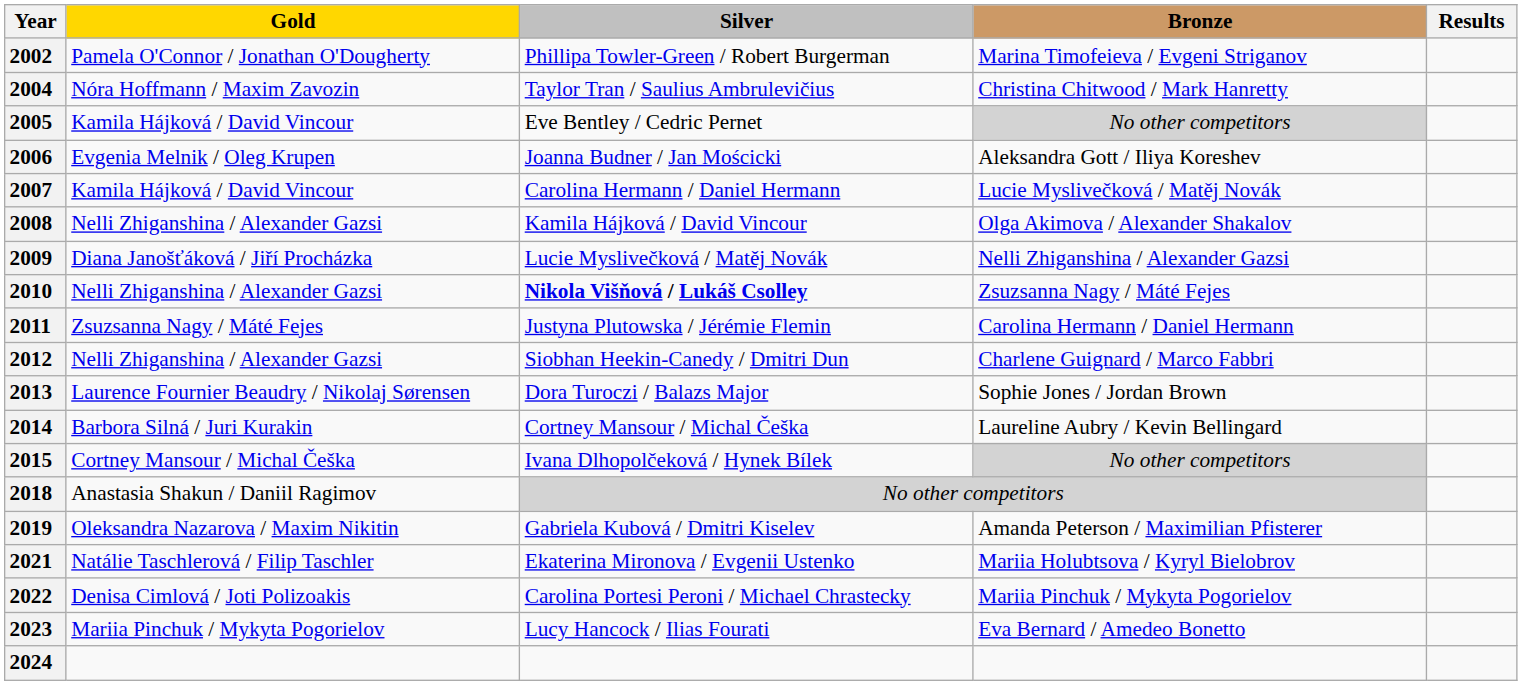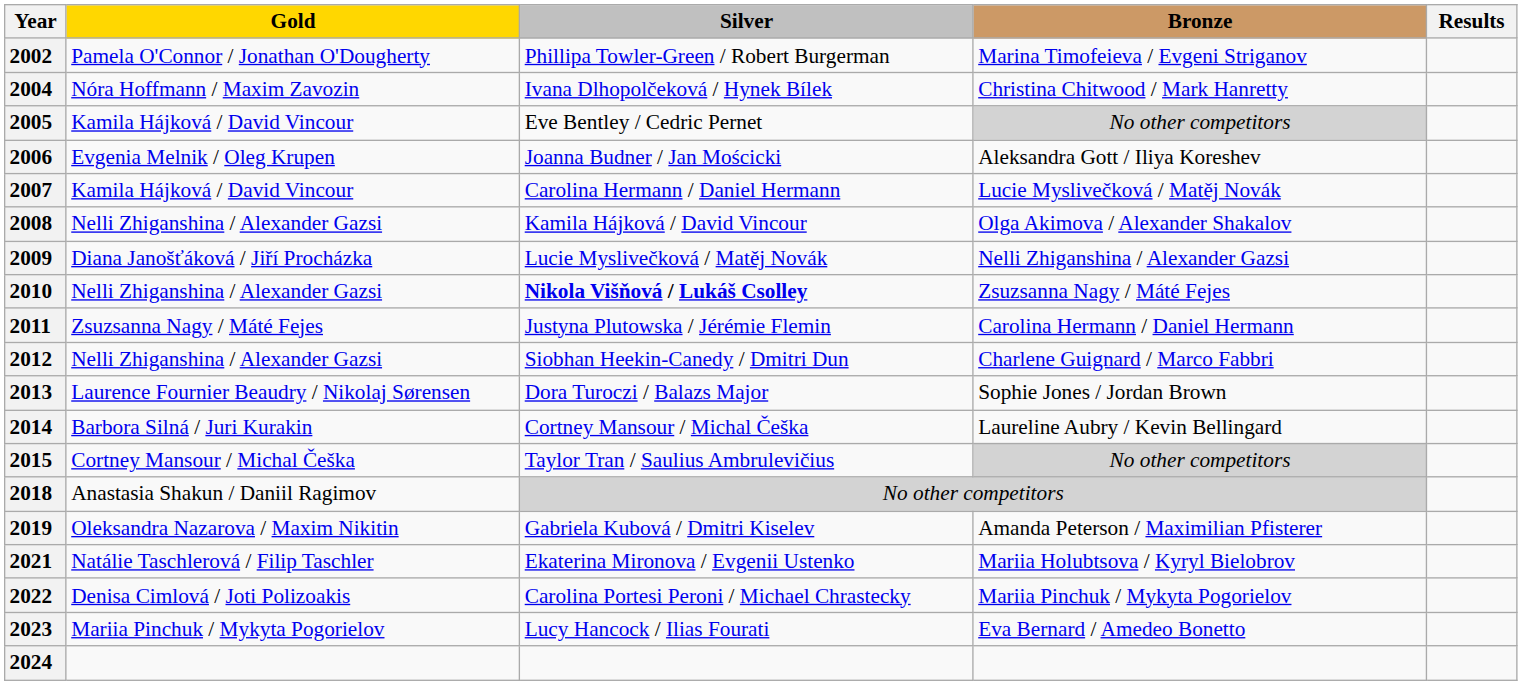(679, 88) Taylor Tran / Saulius Ambrulevičius -> (678, 88) Ivana Dlhopolčeková / Hynek Bílek
(678, 460) Ivana Dlhopolčeková / Hynek Bílek -> (679, 460) Taylor Tran / Saulius Ambrulevičius
